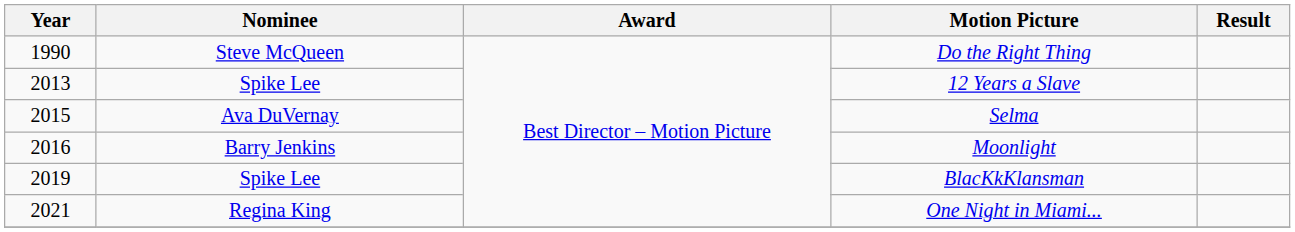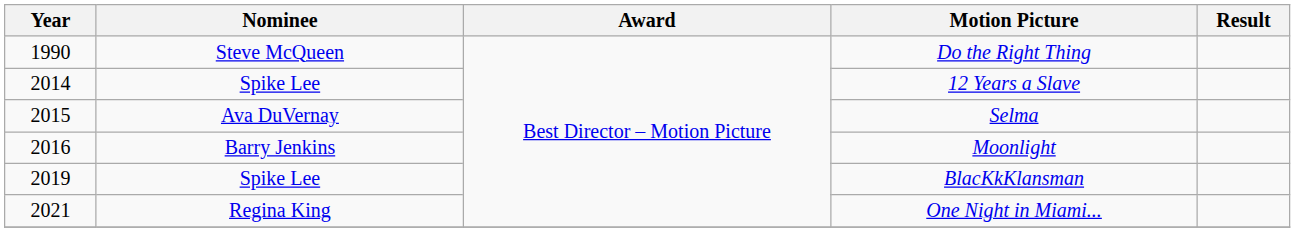(51, 83) 2013 -> (51, 83) 2014
